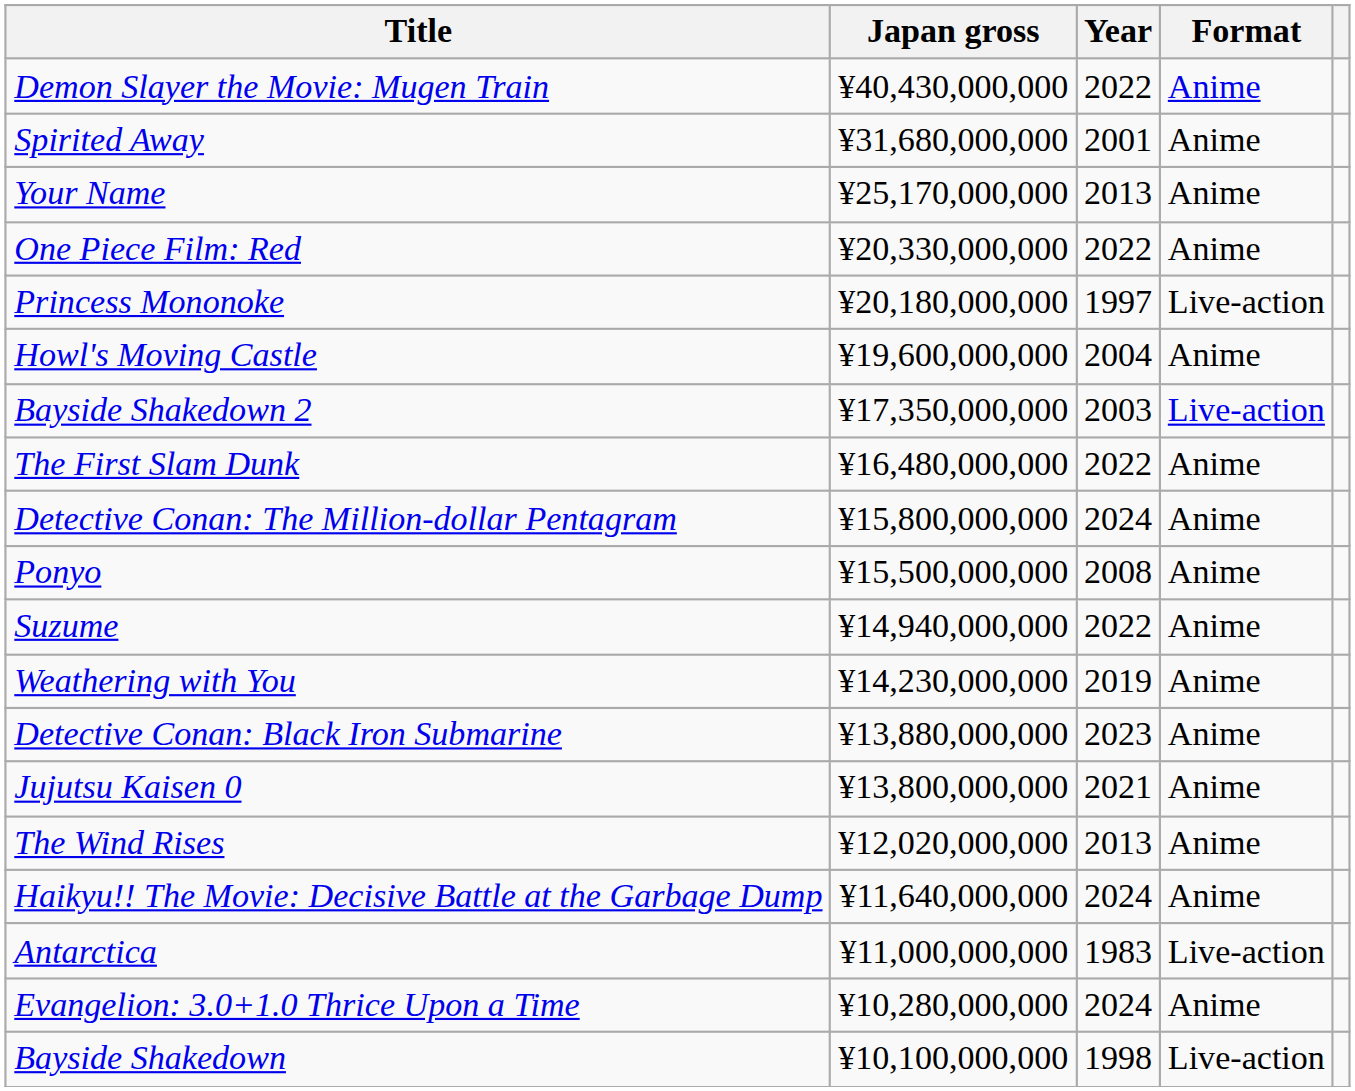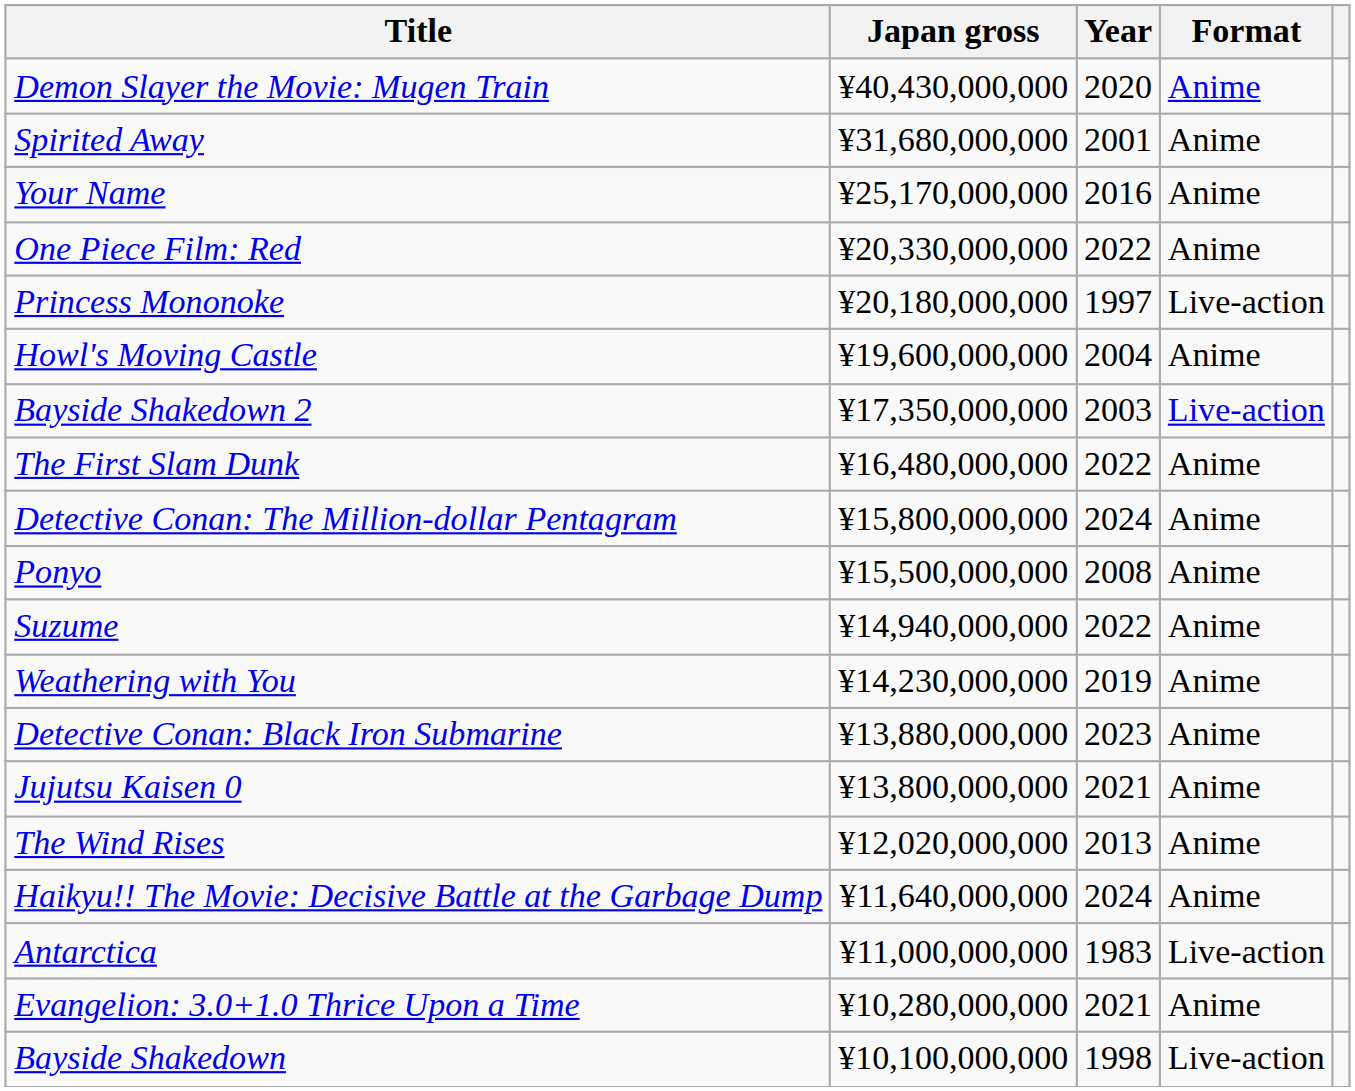(1118, 85) 2022 -> (1118, 85) 2020
(1118, 193) 2013 -> (1118, 193) 2016
(1118, 1004) 2024 -> (1118, 1004) 2021
